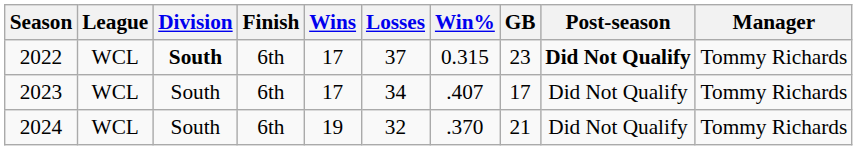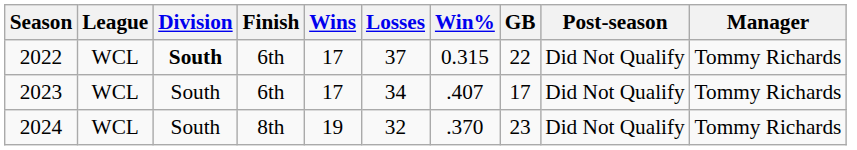(520, 57) 23 -> (520, 57) 22
(618, 57) bold -> (615, 57) normal
(271, 127) 6th -> (271, 127) 8th
(520, 127) 21 -> (520, 127) 23
